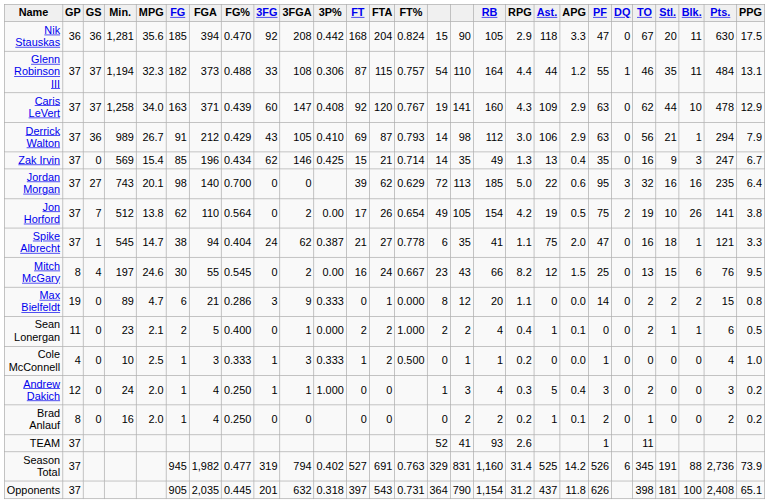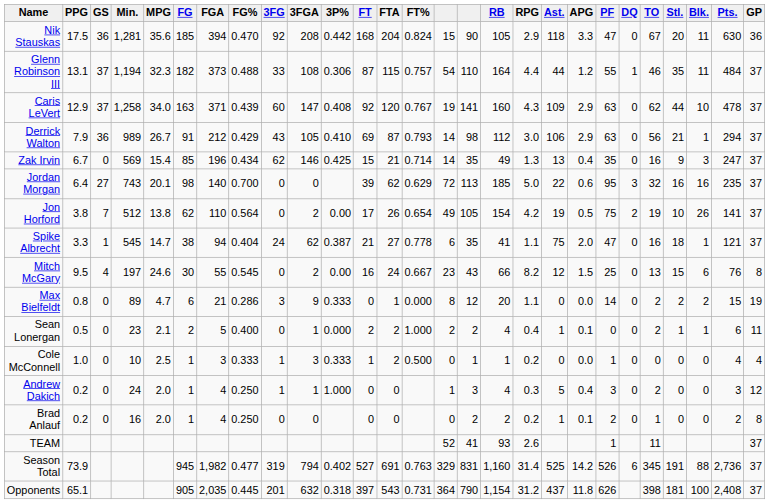columns swapped: (73, 13) <-> (750, 13)
